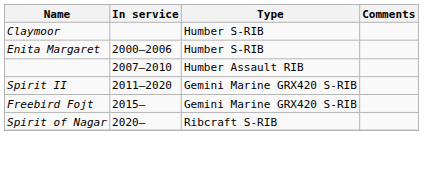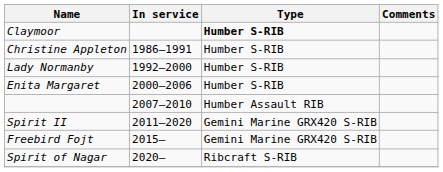(224, 31) normal -> (244, 31) bold
+ row: (67, 49)
+ row: (50, 67)
